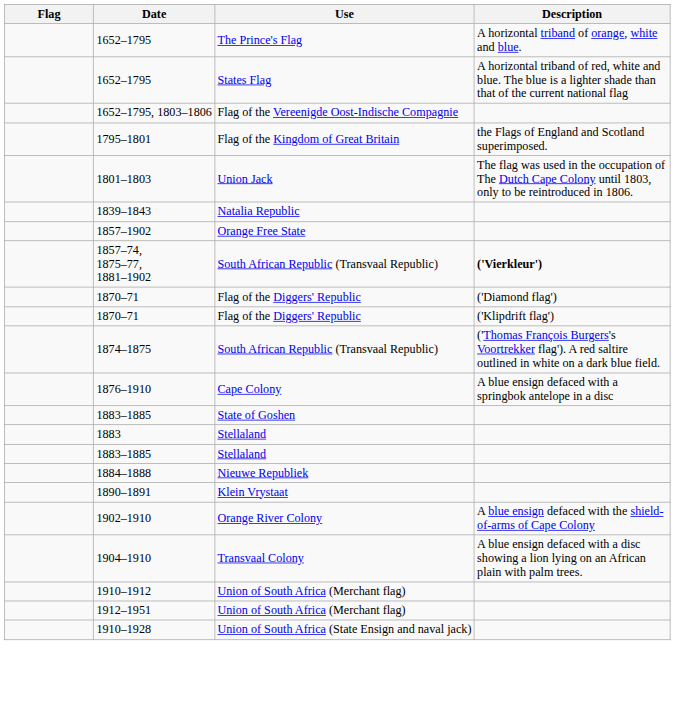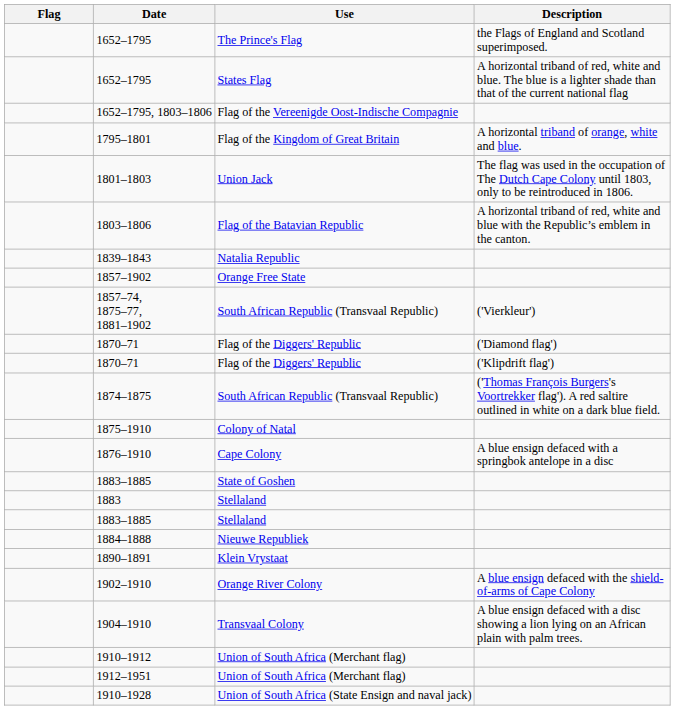(567, 40) A horizontal triband of orange, white and blue. -> (561, 40) the Flags of England and Scotland superimposed.
(561, 139) the Flags of England and Scotland superimposed. -> (567, 139) A horizontal triband of orange, white and blue.
+ row: (124, 225)
(510, 264) bold -> (506, 310) normal
+ row: (124, 429)
